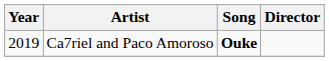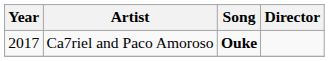(24, 43) 2019 -> (24, 43) 2017
